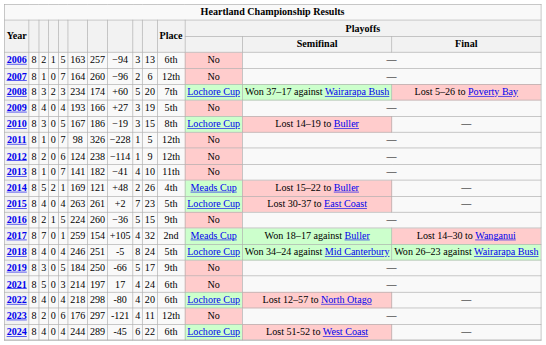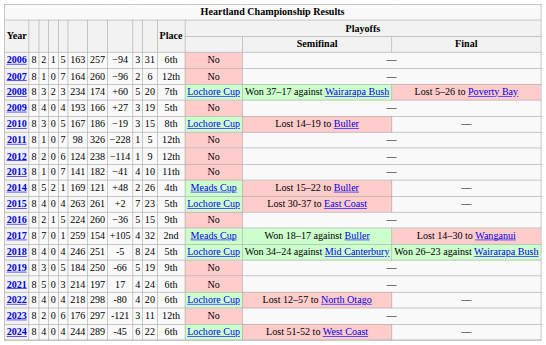(150, 60) 13 -> (150, 60) 31
(150, 268) 17 -> (150, 268) 19
(138, 316) 4 -> (138, 316) 3
